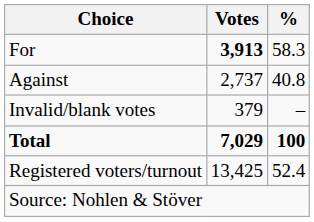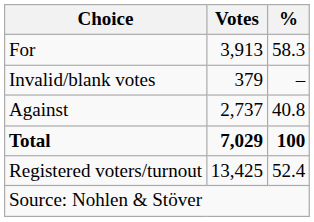(242, 49) bold -> (242, 49) normal
rows swapped: (39, 79) <-> (82, 110)
